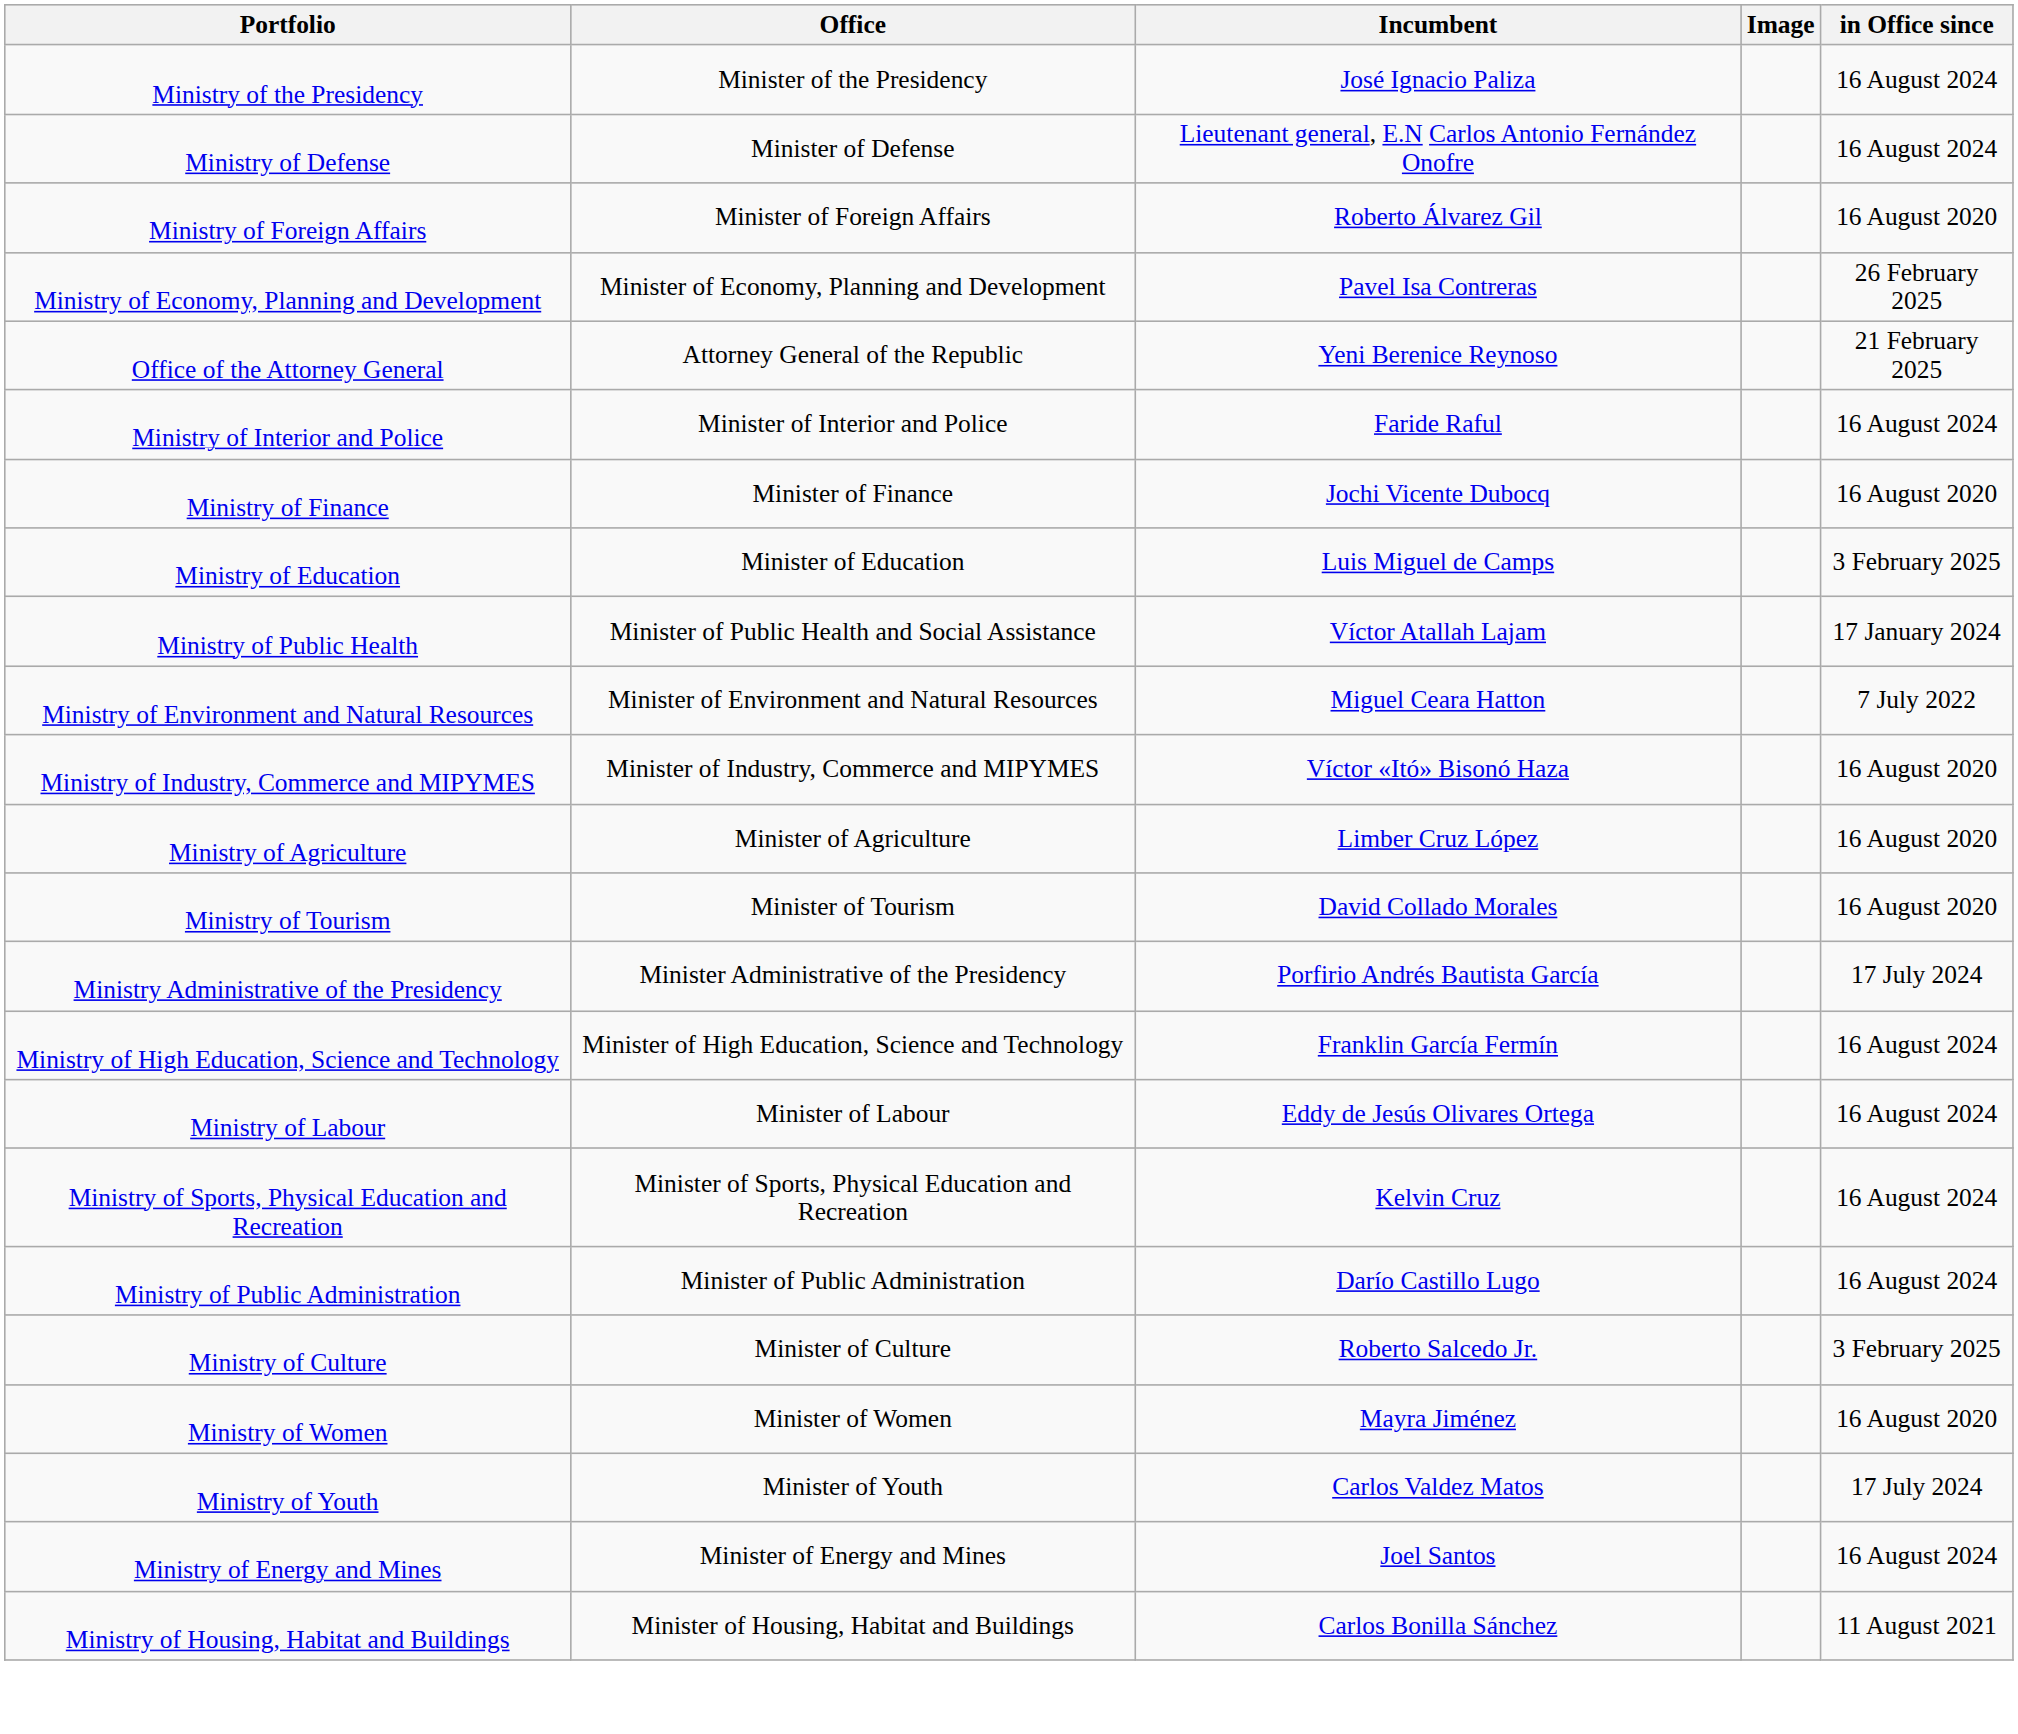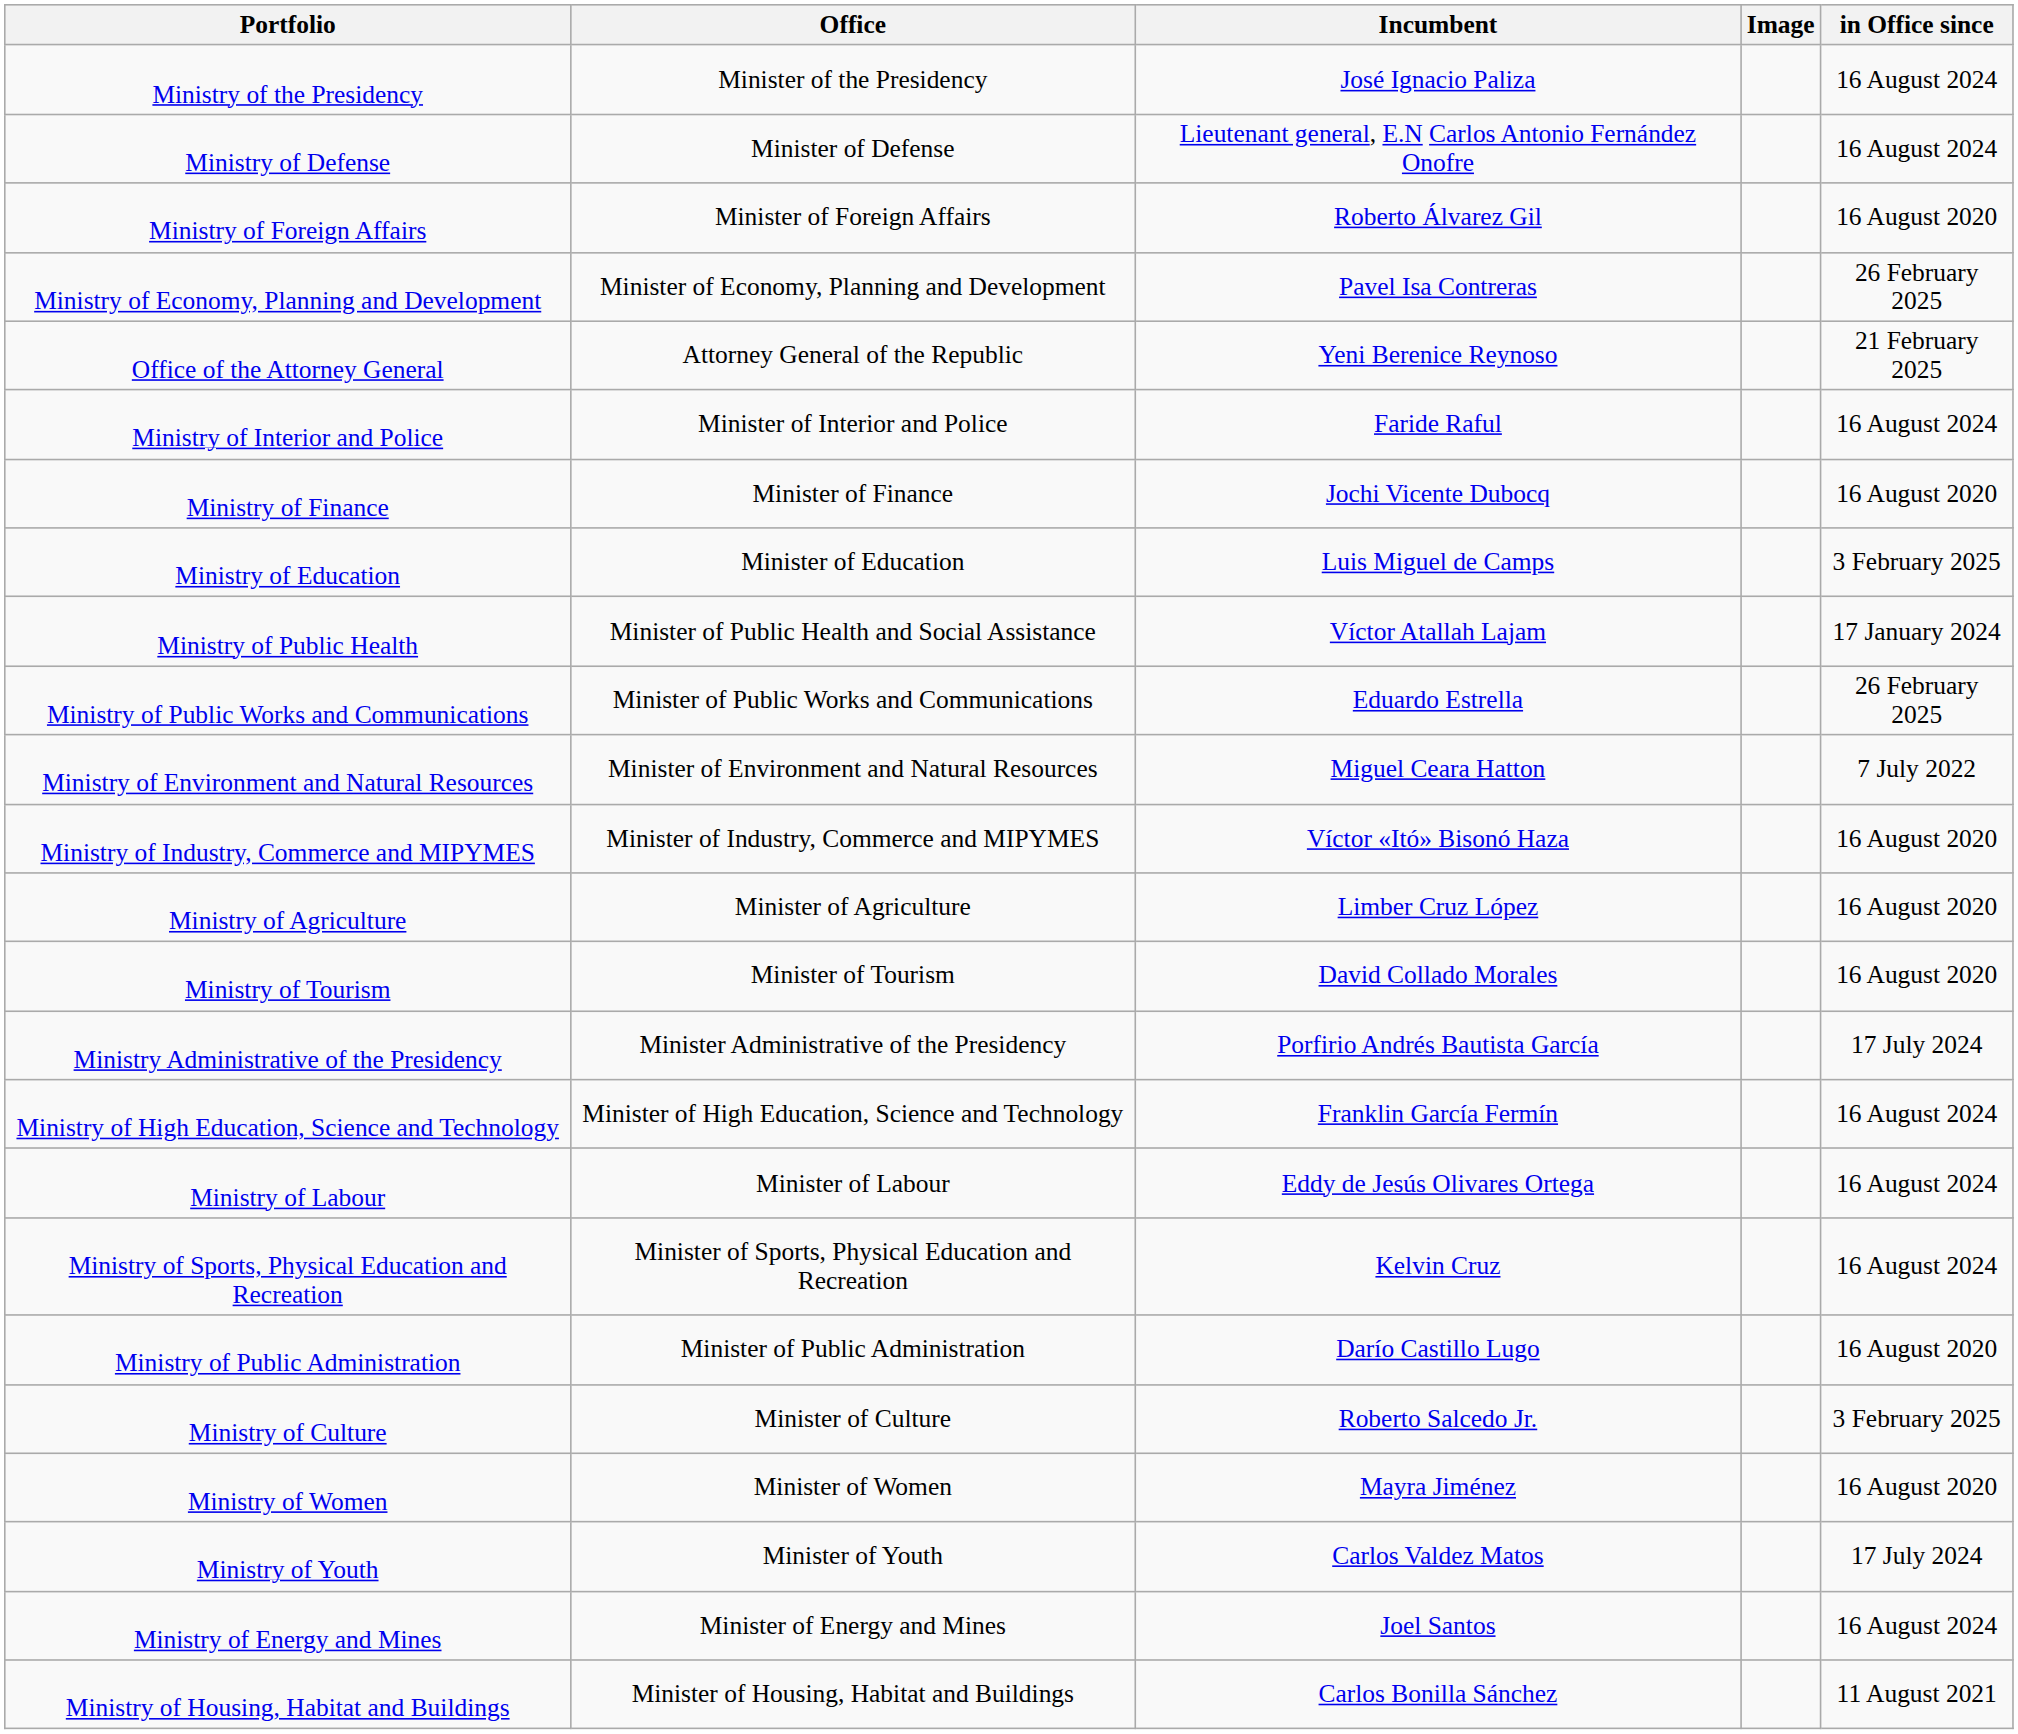+ row: (288, 714)
(1917, 1280) 16 August 2024 -> (1917, 1349) 16 August 2020
